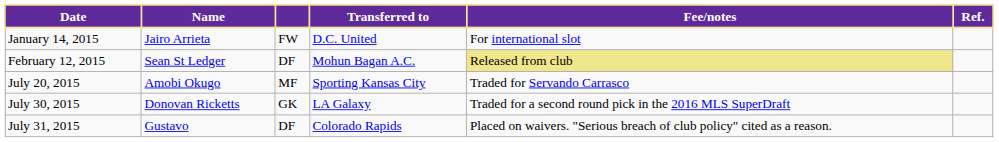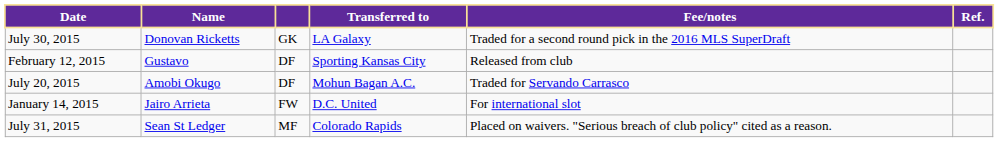rows swapped: (53, 39) <-> (44, 104)
(185, 60) Sean St Ledger -> (167, 60) Gustavo
(364, 60) Mohun Bagan A.C. -> (369, 60) Sporting Kansas City
(521, 60) khaki background -> (521, 60) no background
(288, 82) MF -> (287, 82) DF
(369, 82) Sporting Kansas City -> (364, 82) Mohun Bagan A.C.
(167, 126) Gustavo -> (185, 126) Sean St Ledger
(287, 126) DF -> (288, 126) MF
